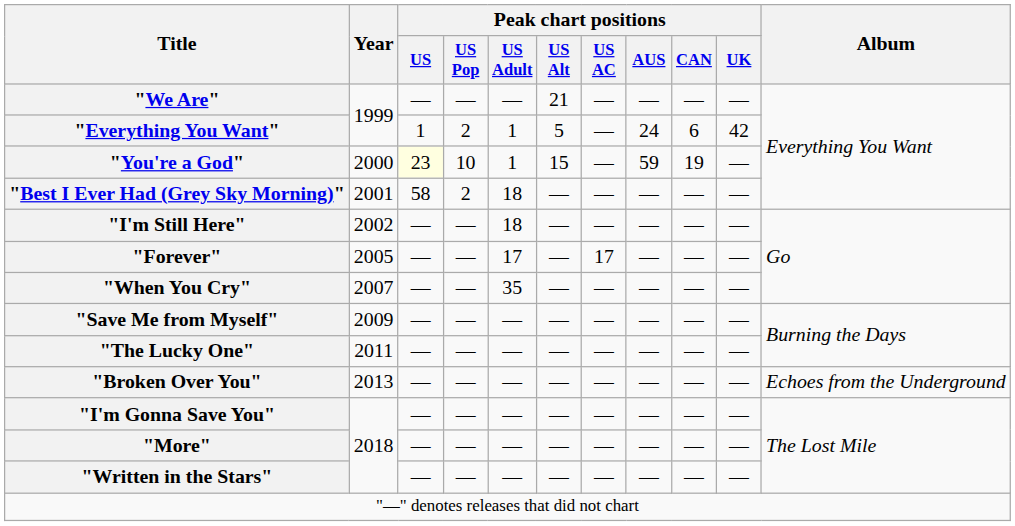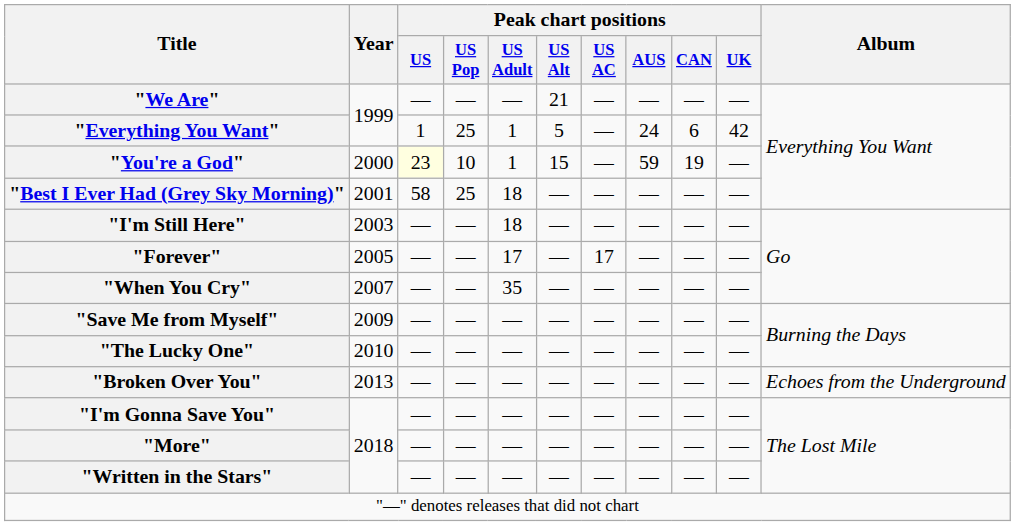(466, 130) 2 -> (466, 130) 25
(466, 193) 2 -> (466, 193) 25
(374, 225) 2002 -> (374, 225) 2003
(374, 350) 2011 -> (374, 350) 2010
